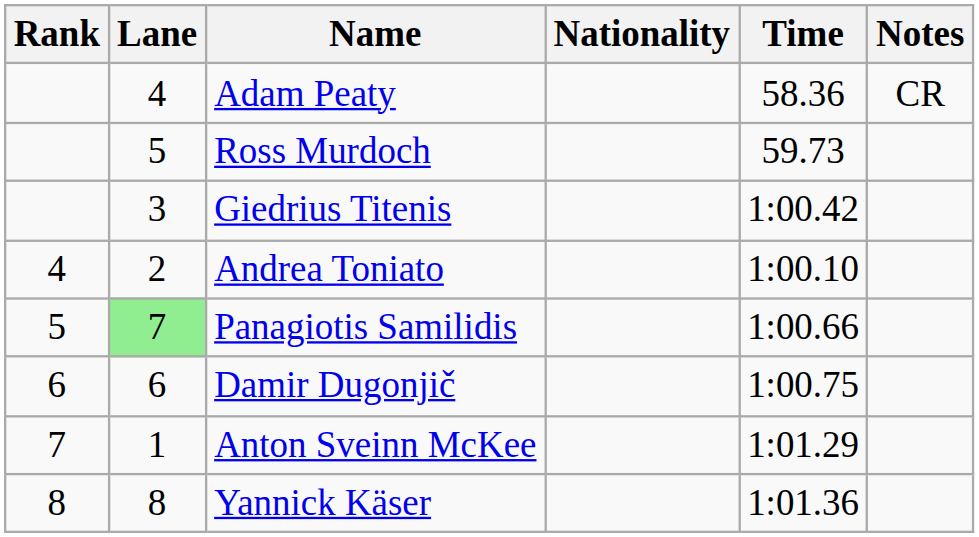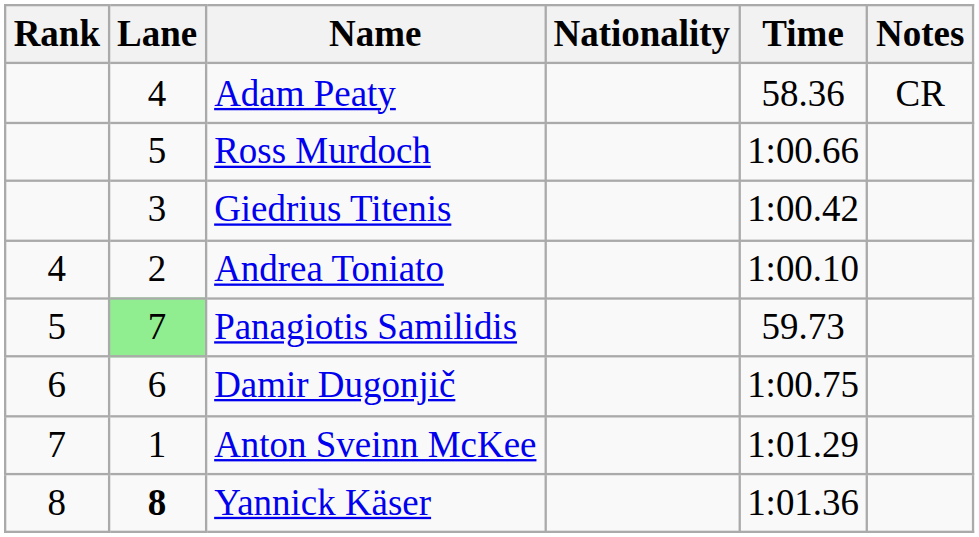(803, 151) 59.73 -> (803, 151) 1:00.66
(803, 326) 1:00.66 -> (803, 326) 59.73
(157, 502) normal -> (157, 502) bold
